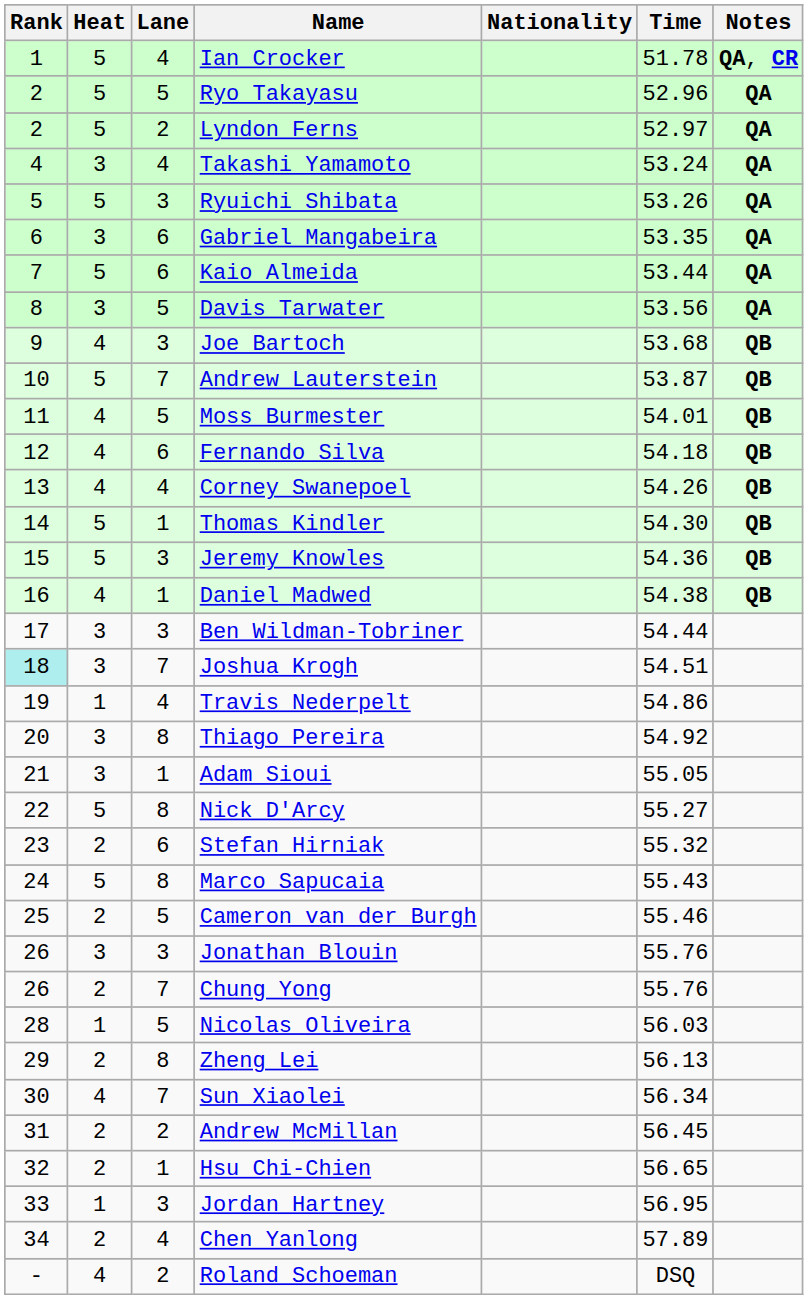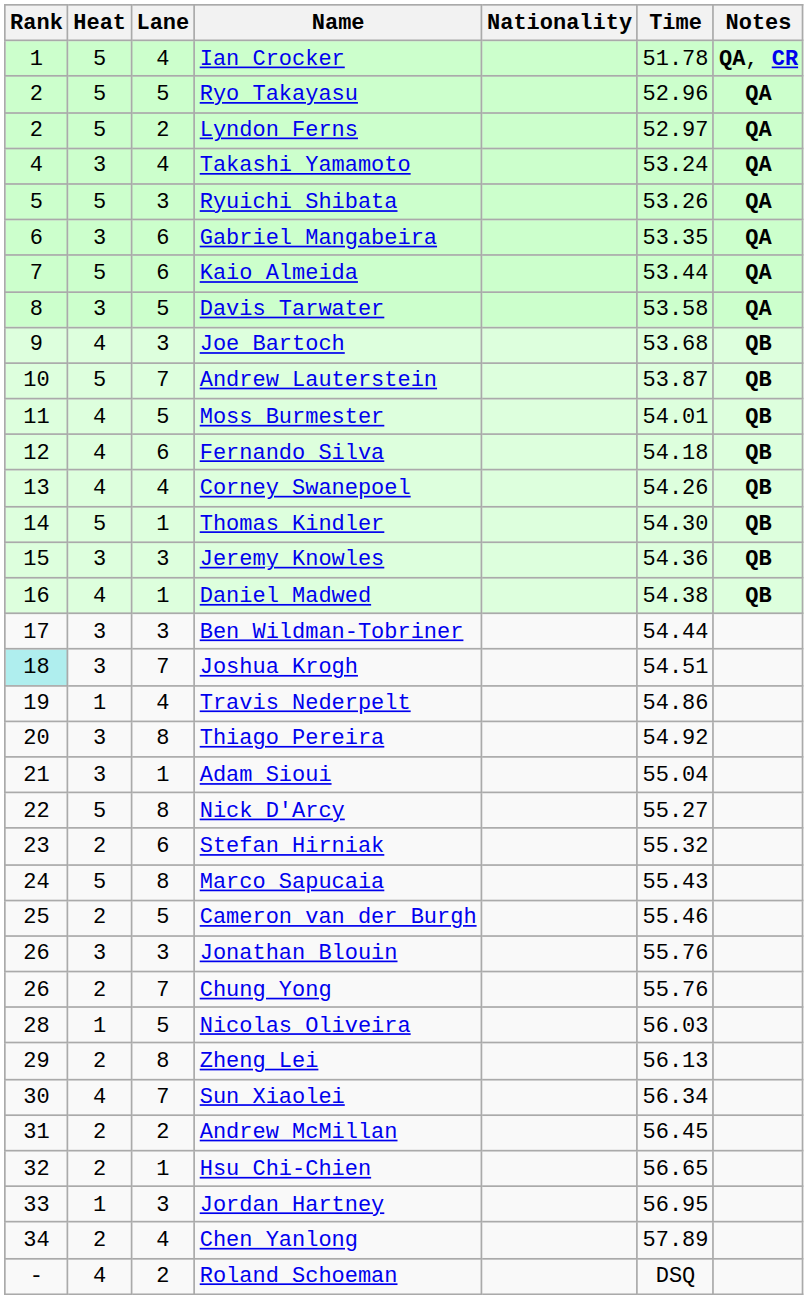(676, 309) 53.56 -> (676, 309) 53.58
(100, 560) 5 -> (100, 560) 3
(676, 775) 55.05 -> (676, 775) 55.04
